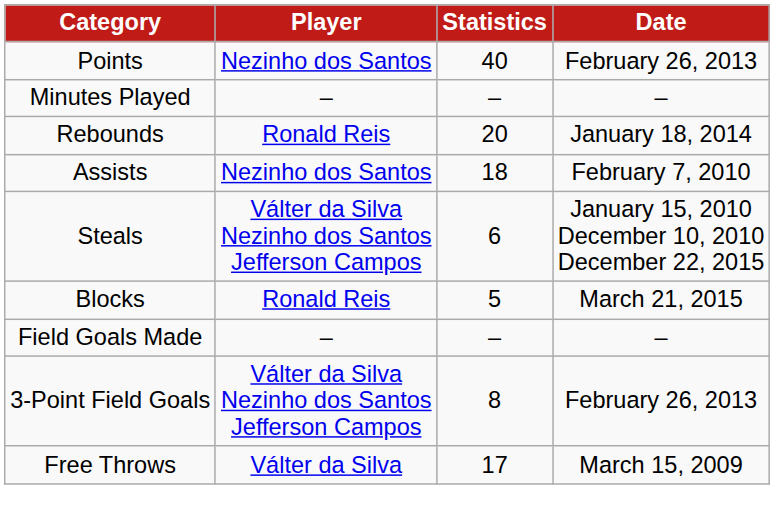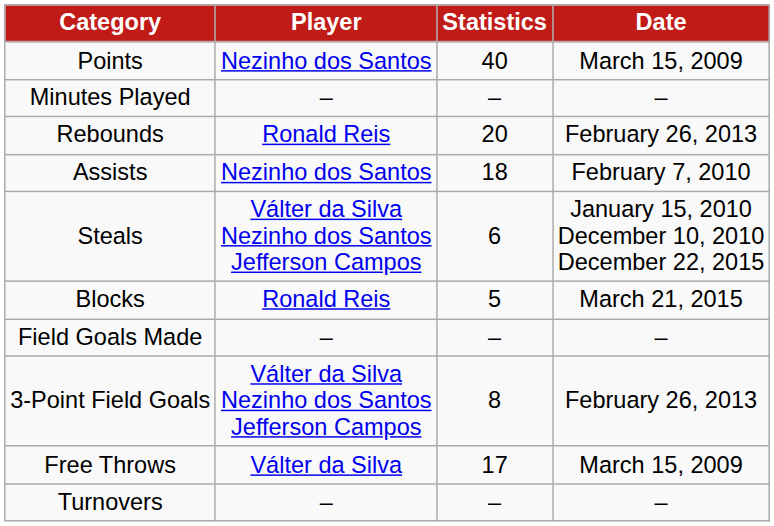(661, 60) February 26, 2013 -> (661, 60) March 15, 2009
(661, 135) January 18, 2014 -> (661, 135) February 26, 2013
+ row: (110, 502)
